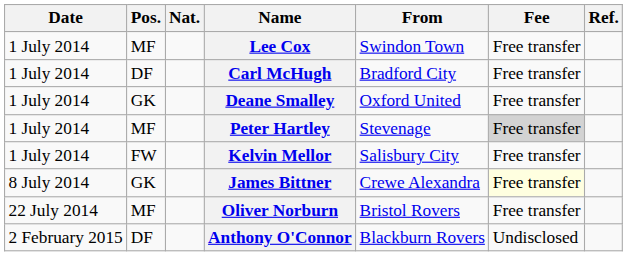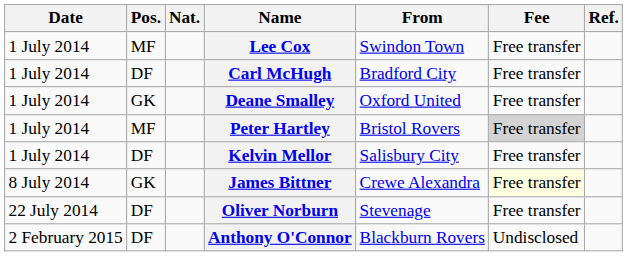(395, 127) Stevenage -> (410, 127) Bristol Rovers
(144, 155) FW -> (142, 155) DF
(143, 210) MF -> (142, 210) DF
(410, 210) Bristol Rovers -> (395, 210) Stevenage
